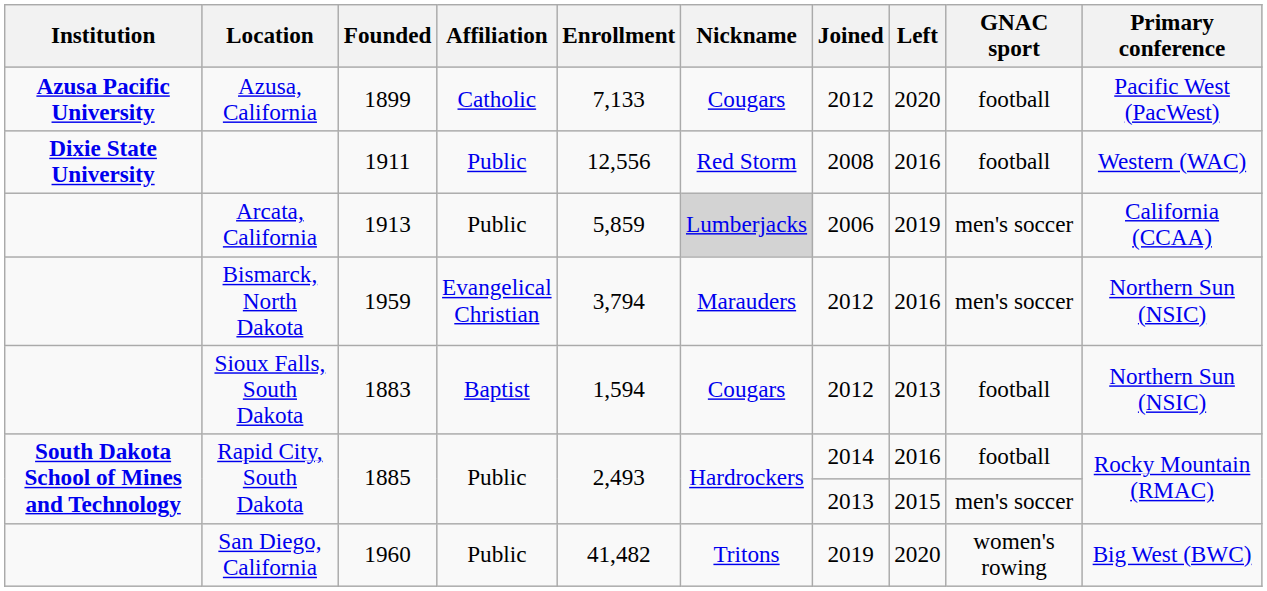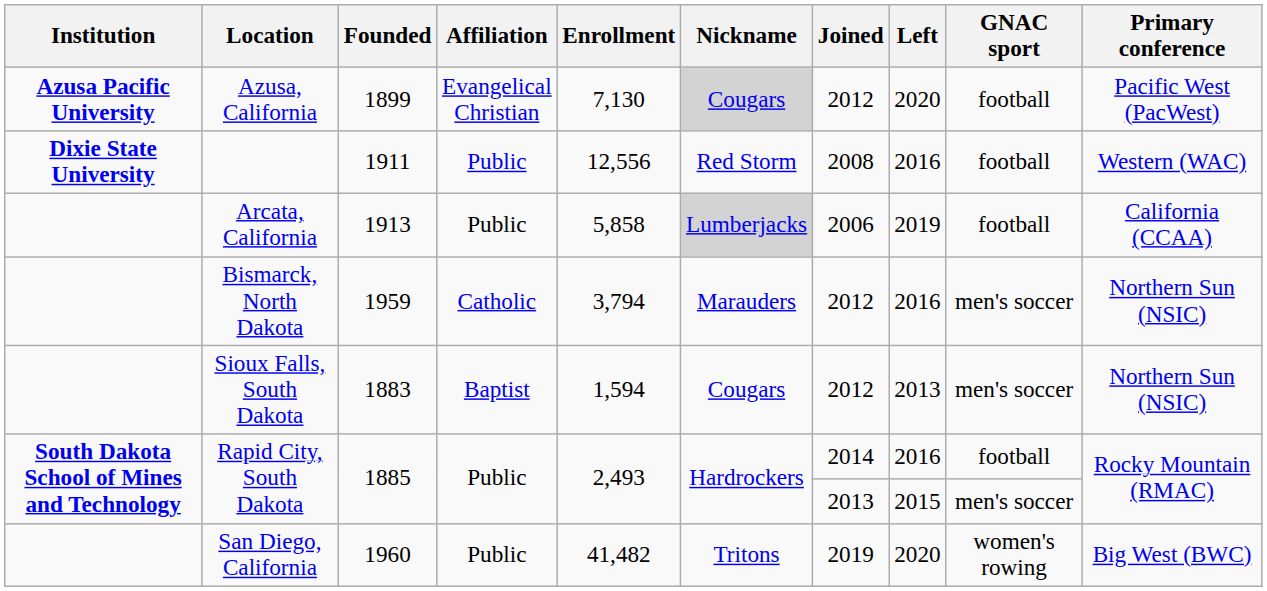(497, 98) Catholic -> (497, 98) Evangelical Christian
(619, 98) 7,133 -> (619, 98) 7,130
(747, 98) no background -> (747, 98) lightgrey background
(619, 224) 5,859 -> (619, 224) 5,858
(1014, 224) men's soccer -> (1014, 224) football
(497, 300) Evangelical Christian -> (497, 300) Catholic
(1014, 389) football -> (1014, 389) men's soccer
